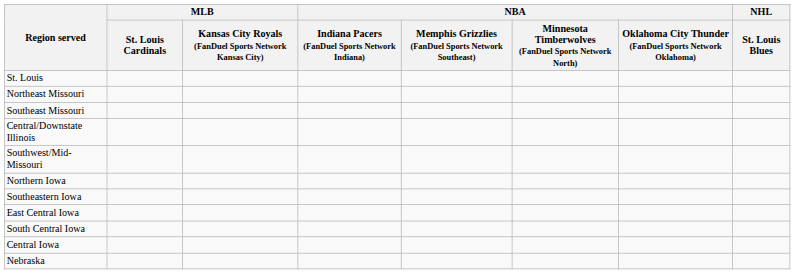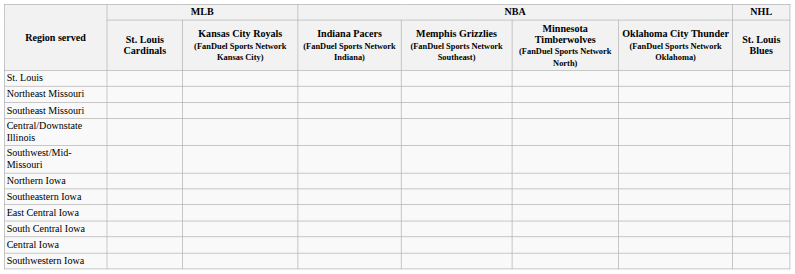+ row: (45, 261)
- row: (26, 261)
